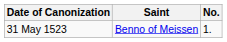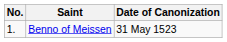columns swapped: (211, 12) <-> (58, 12)
